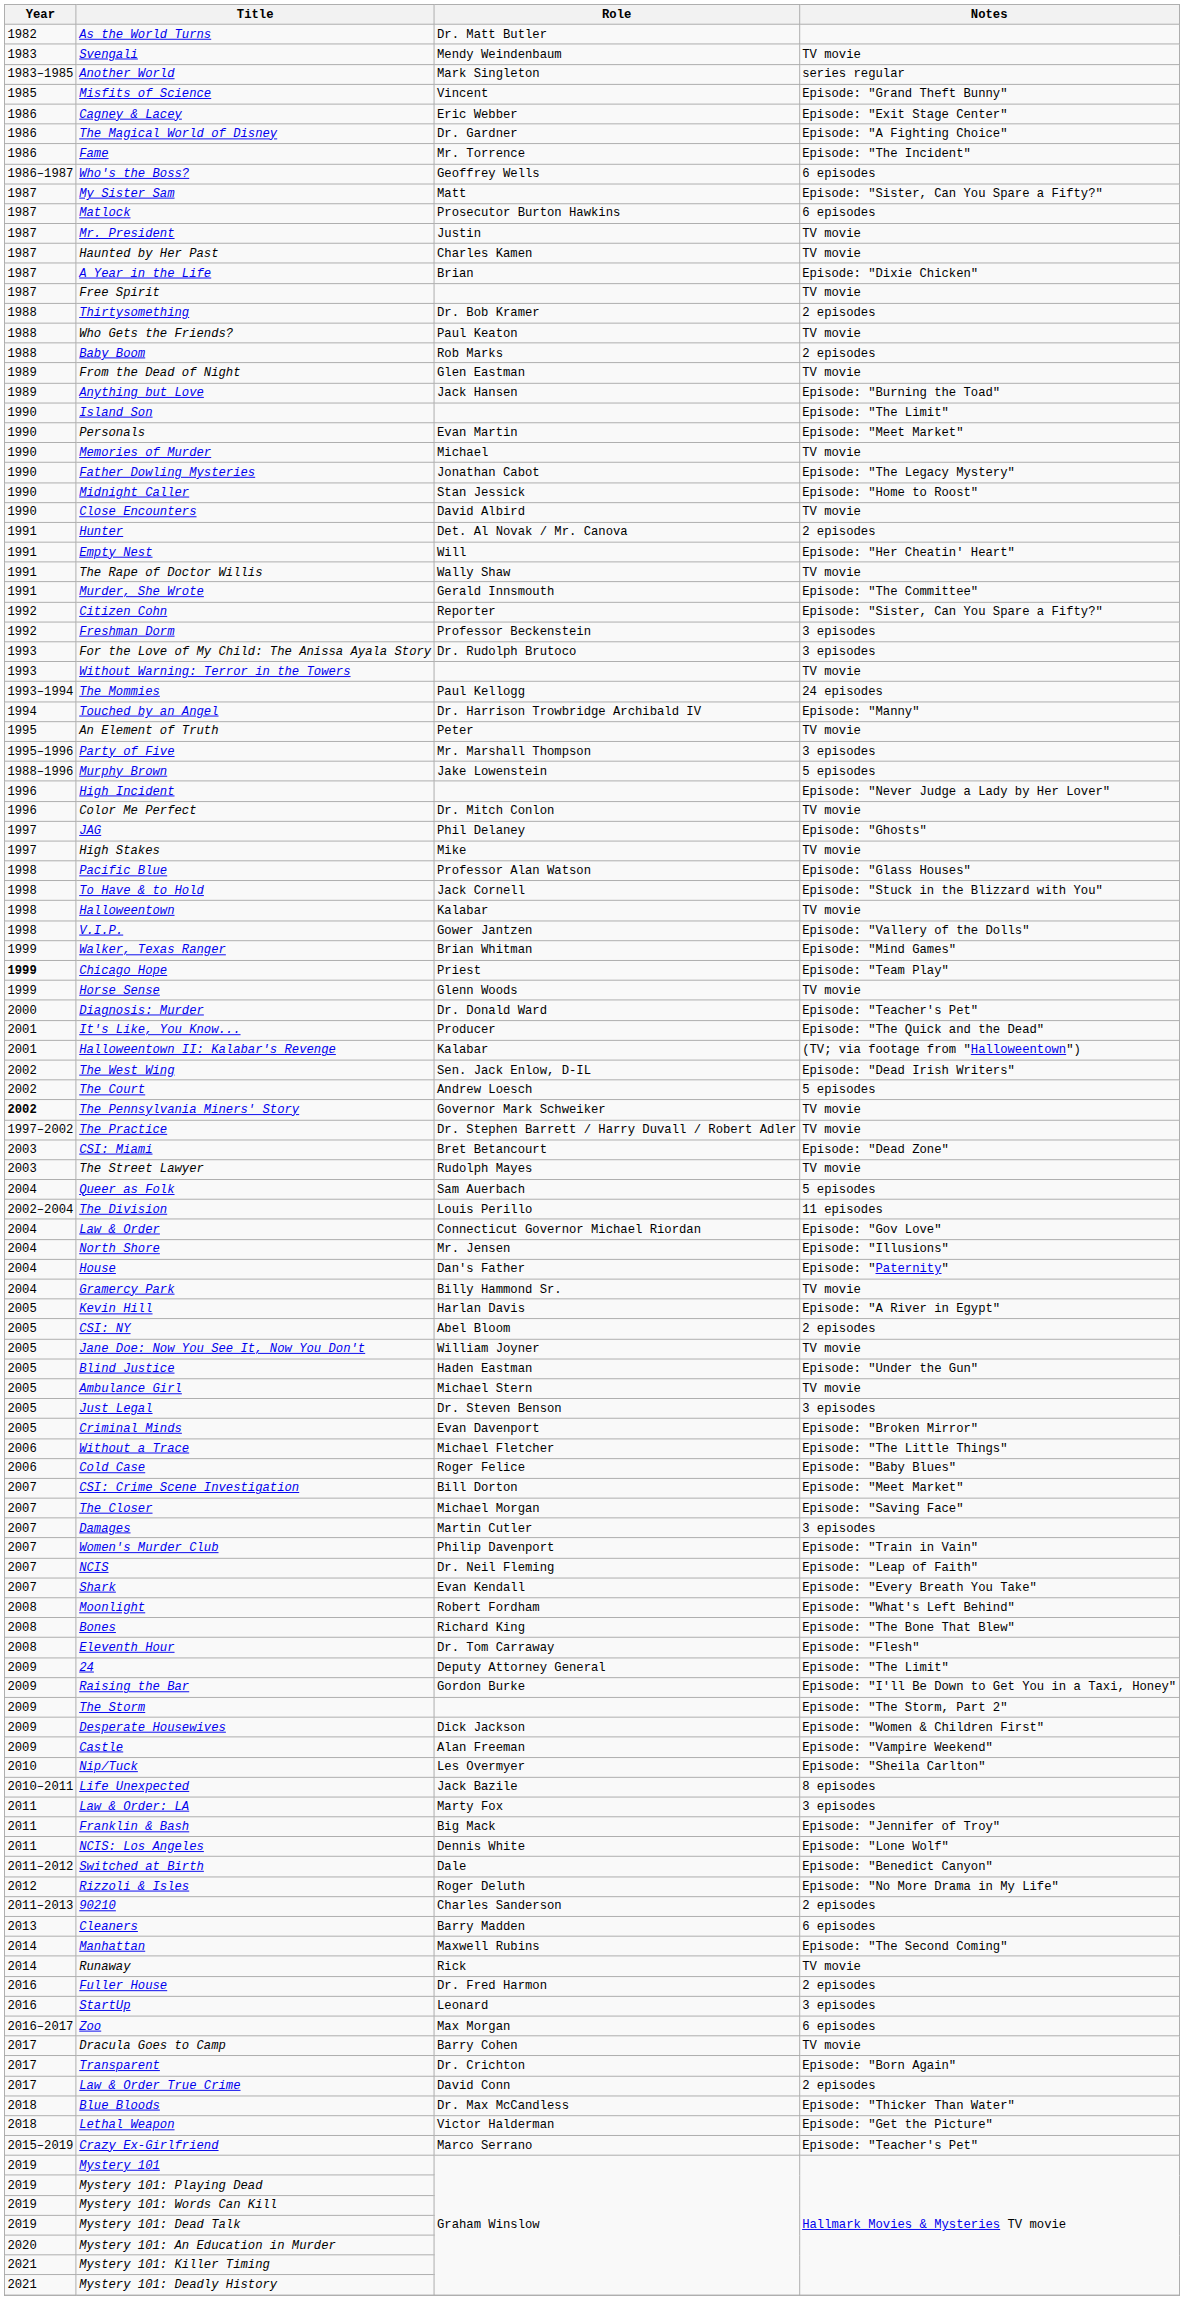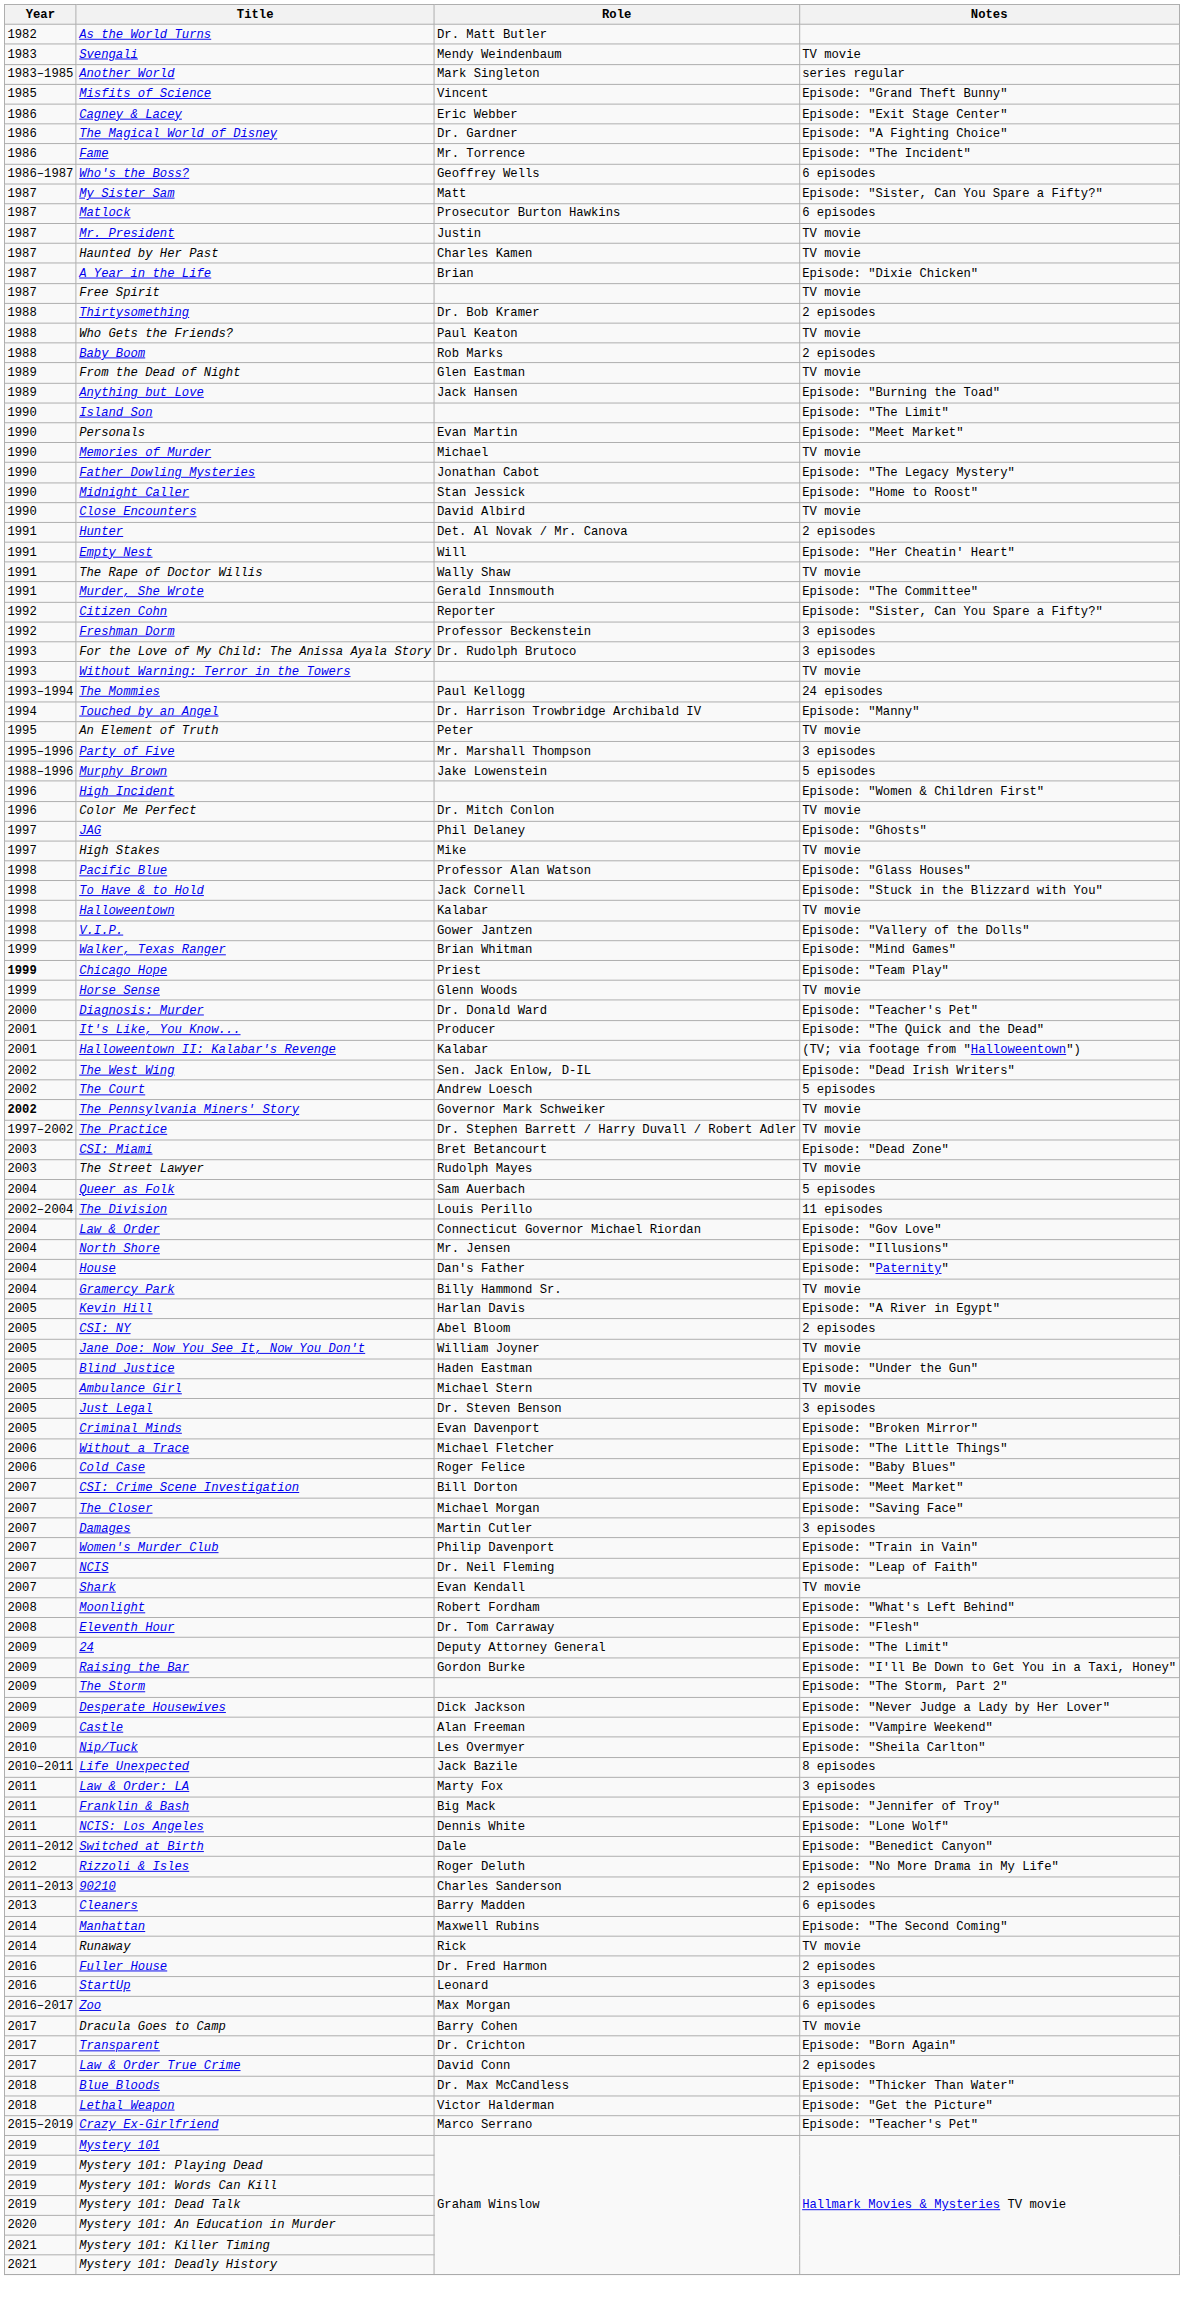(956, 791) Episode: "Never Judge a Lady by Her Lover" -> (923, 791) Episode: "Women & Children First"
(919, 1588) Episode: "Every Breath You Take" -> (832, 1588) TV movie
- row: (98, 1628)
(923, 1727) Episode: "Women & Children First" -> (956, 1707) Episode: "Never Judge a Lady by Her Lover"
